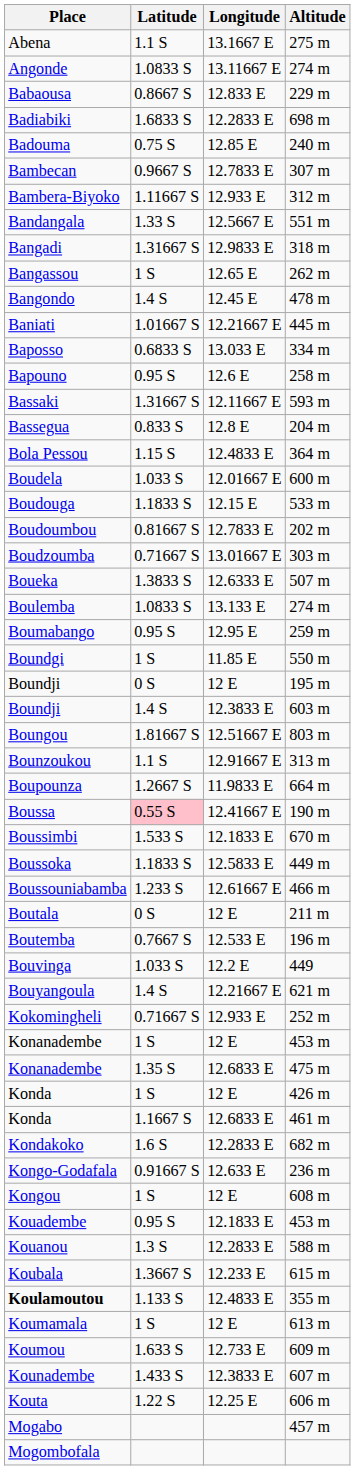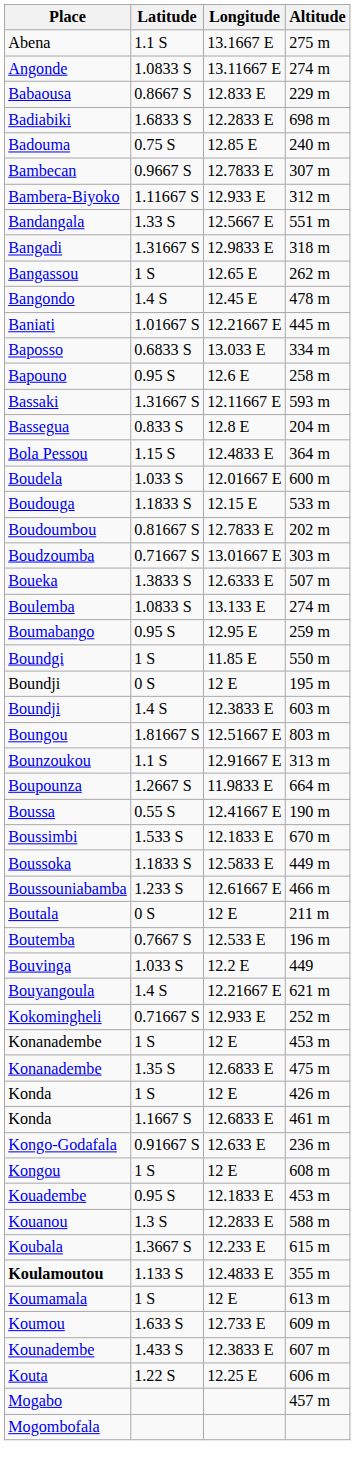(155, 811) pink background -> (155, 811) no background
- row: (46, 1144)
